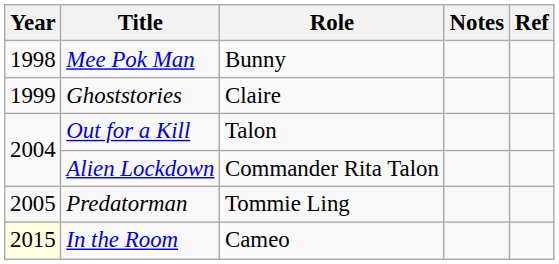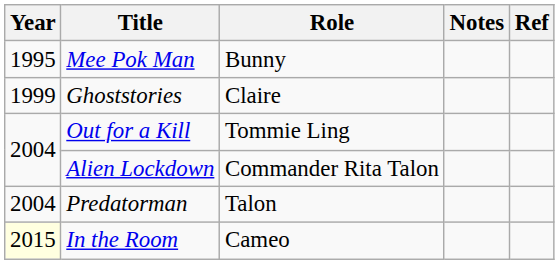(33, 58) 1998 -> (33, 58) 1995
(251, 131) Talon -> (287, 131) Tommie Ling
(33, 204) 2005 -> (33, 204) 2004
(287, 204) Tommie Ling -> (251, 204) Talon
